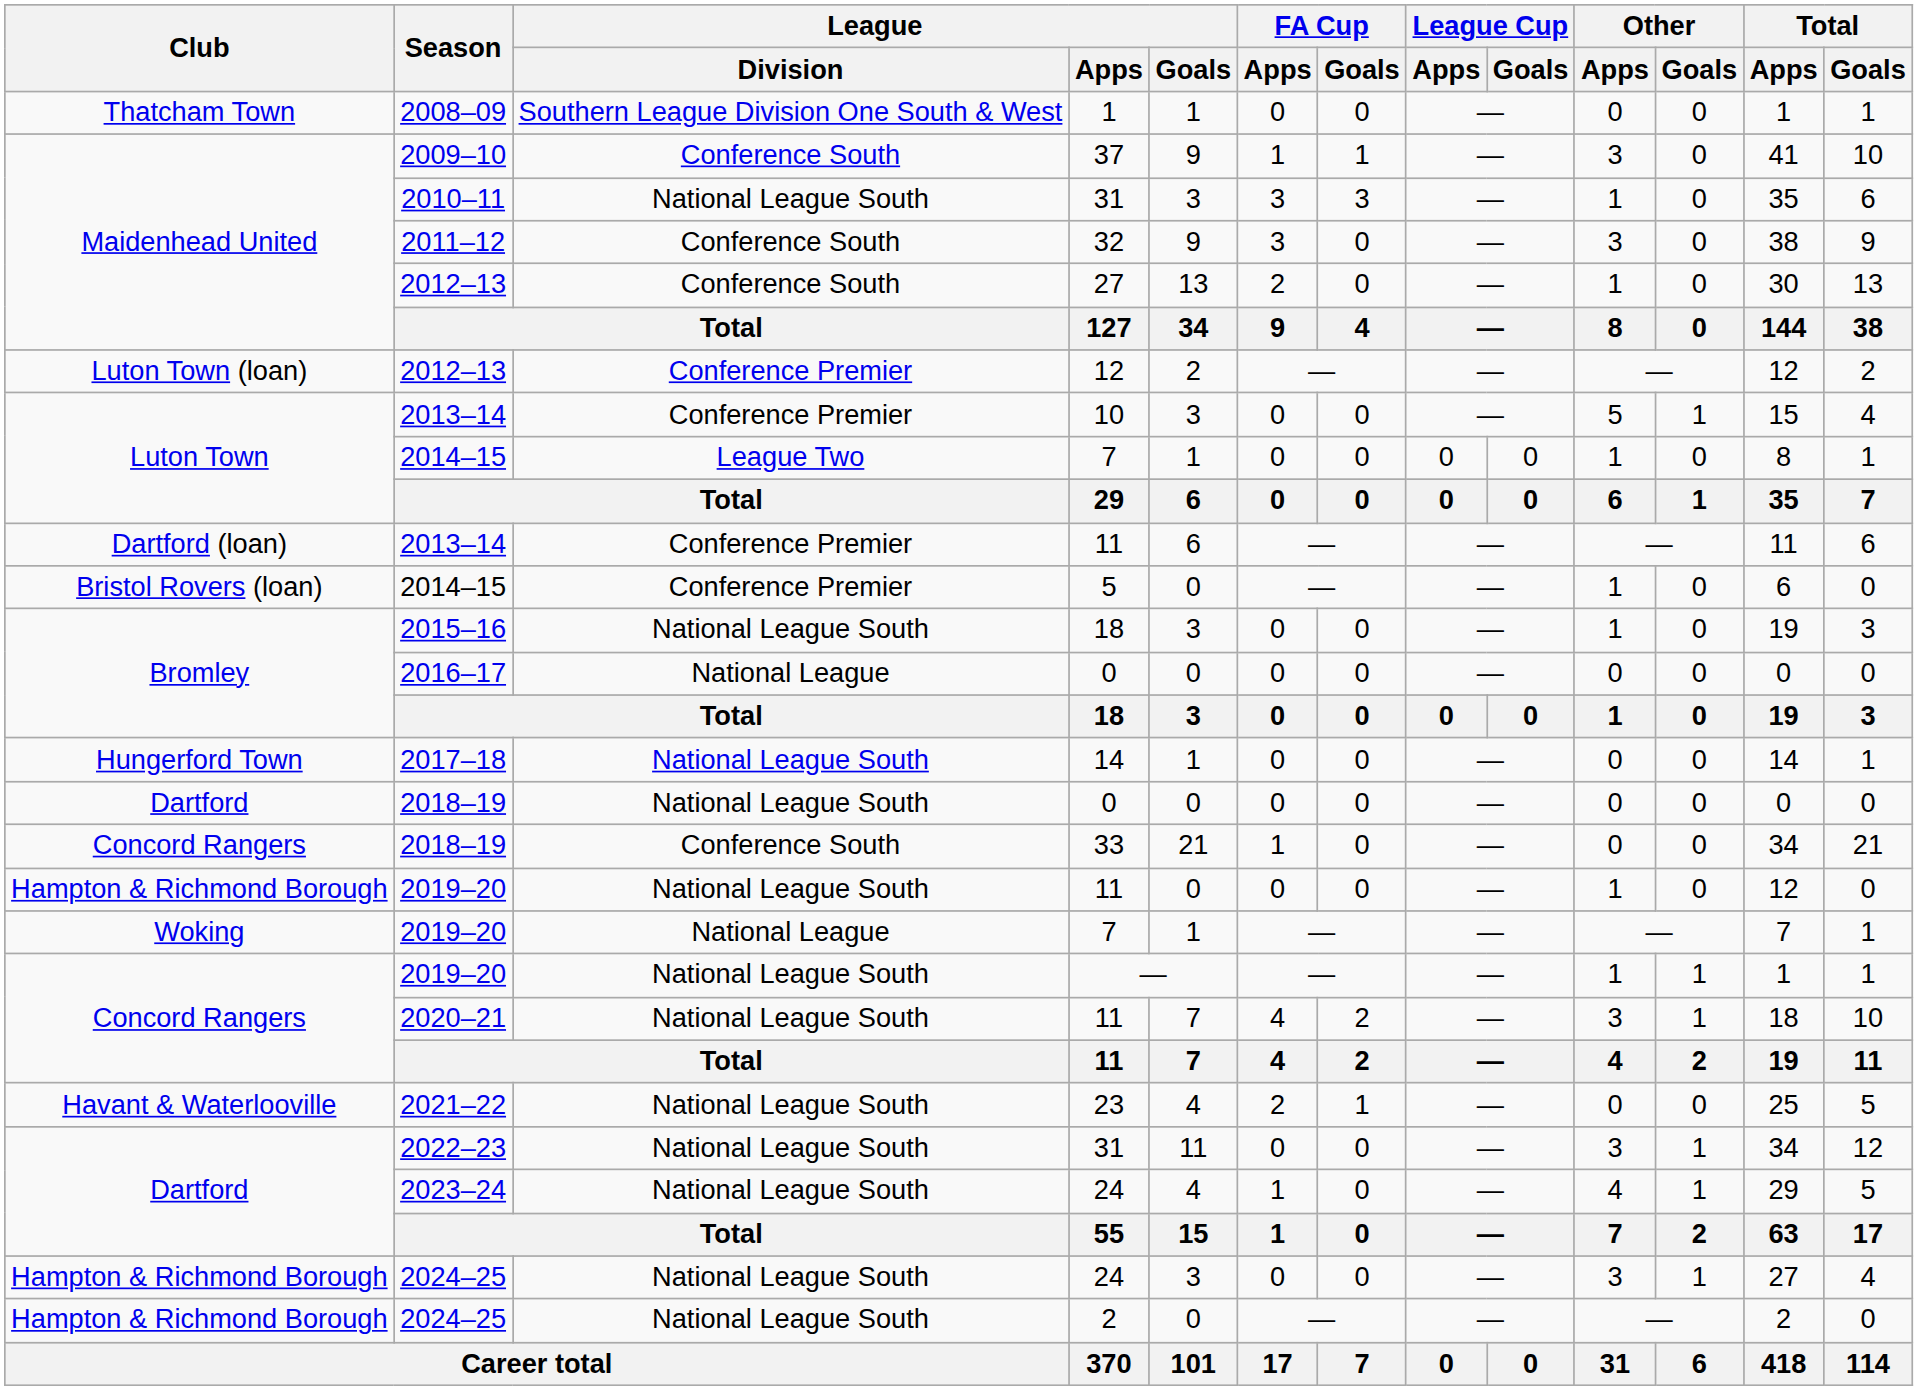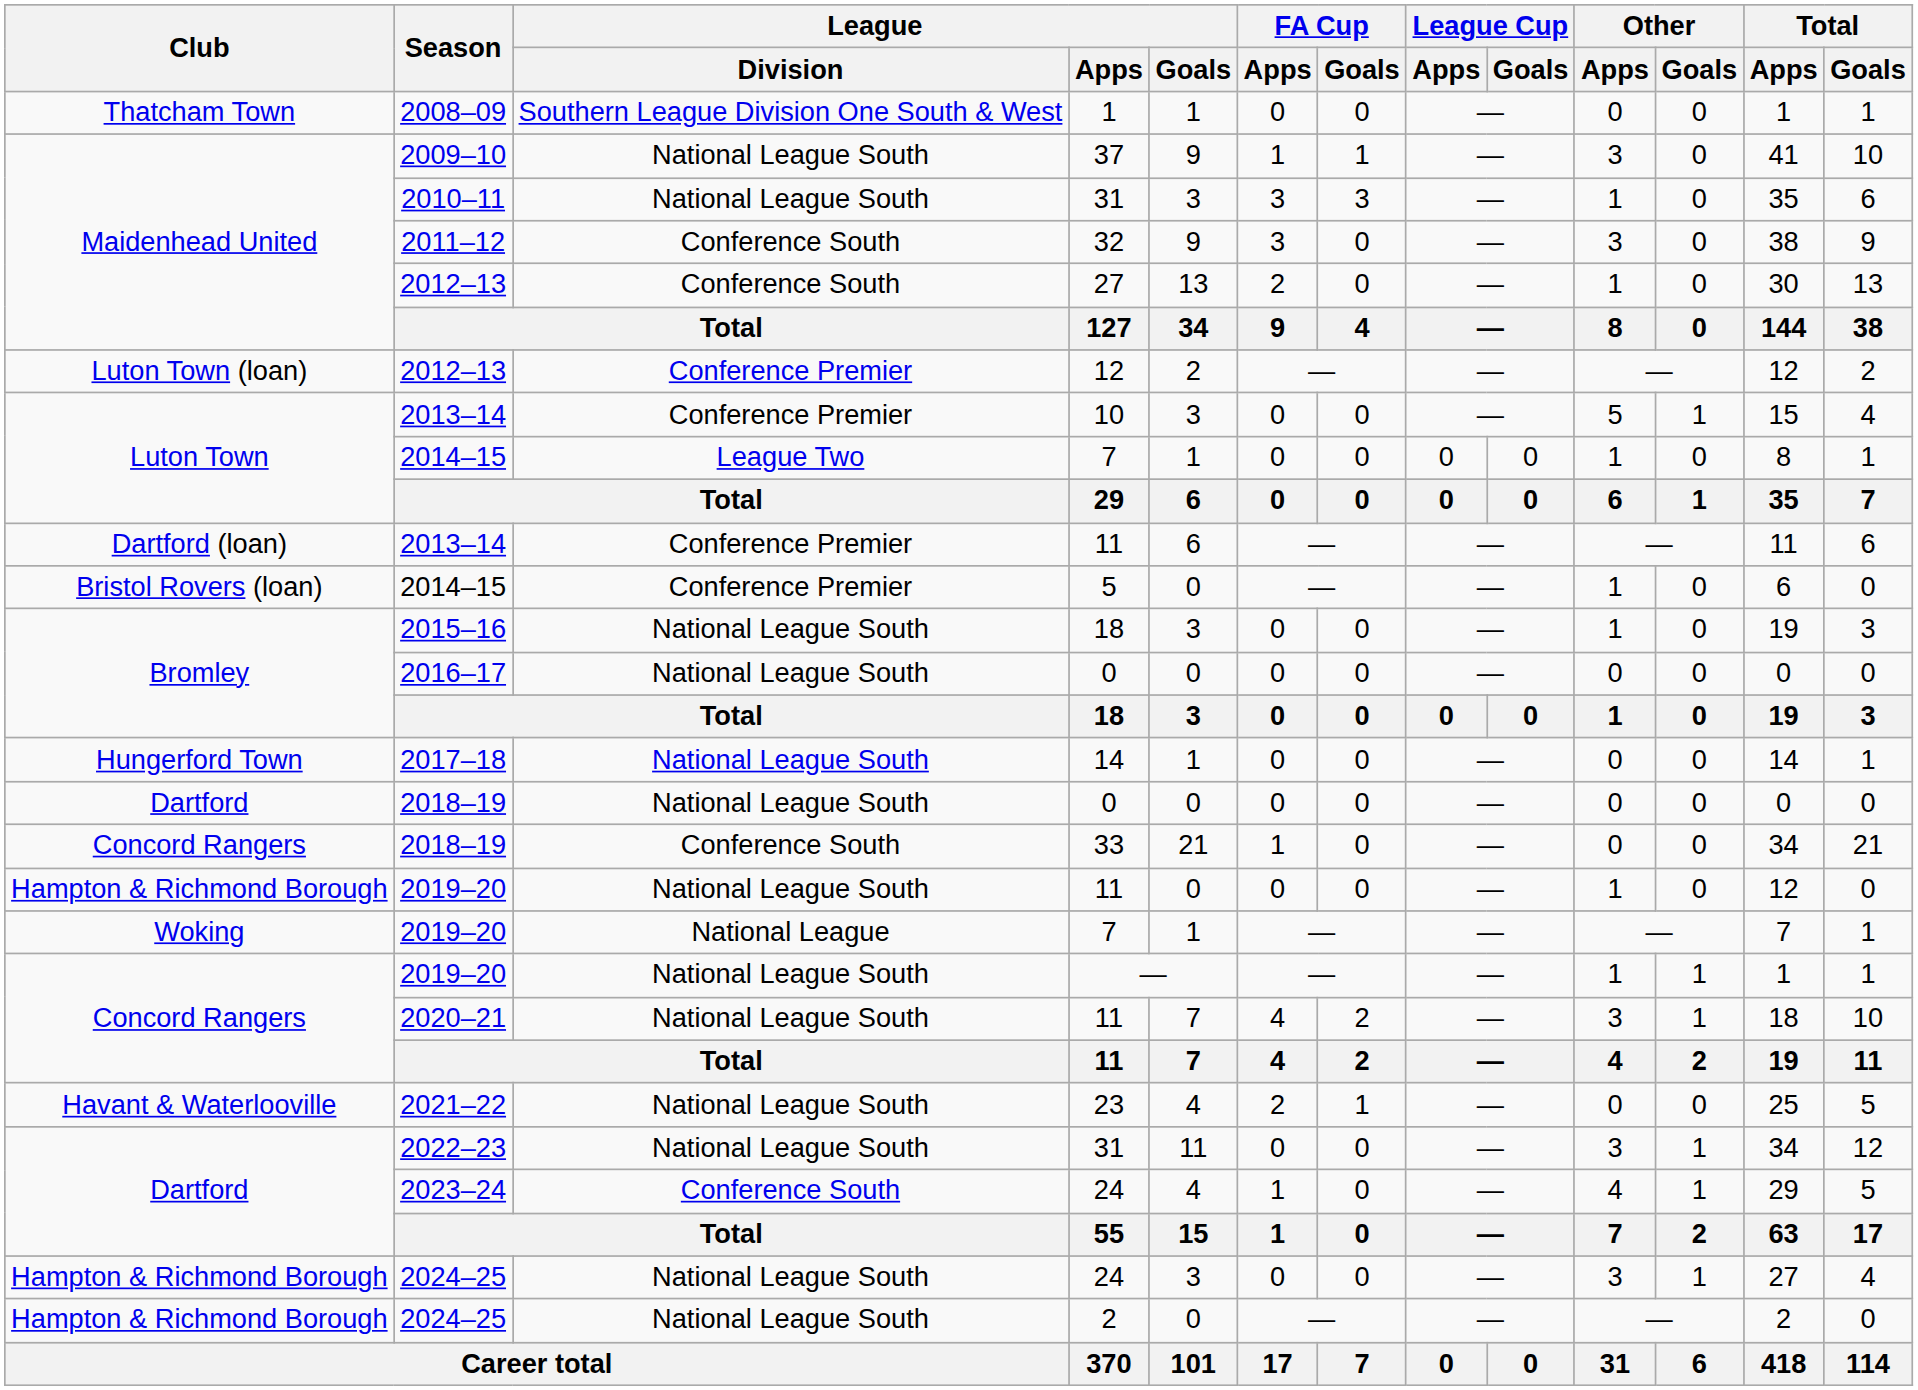(790, 155) Conference South -> (790, 155) National League South
(790, 673) National League -> (790, 673) National League South
(790, 1190) National League South -> (790, 1190) Conference South
